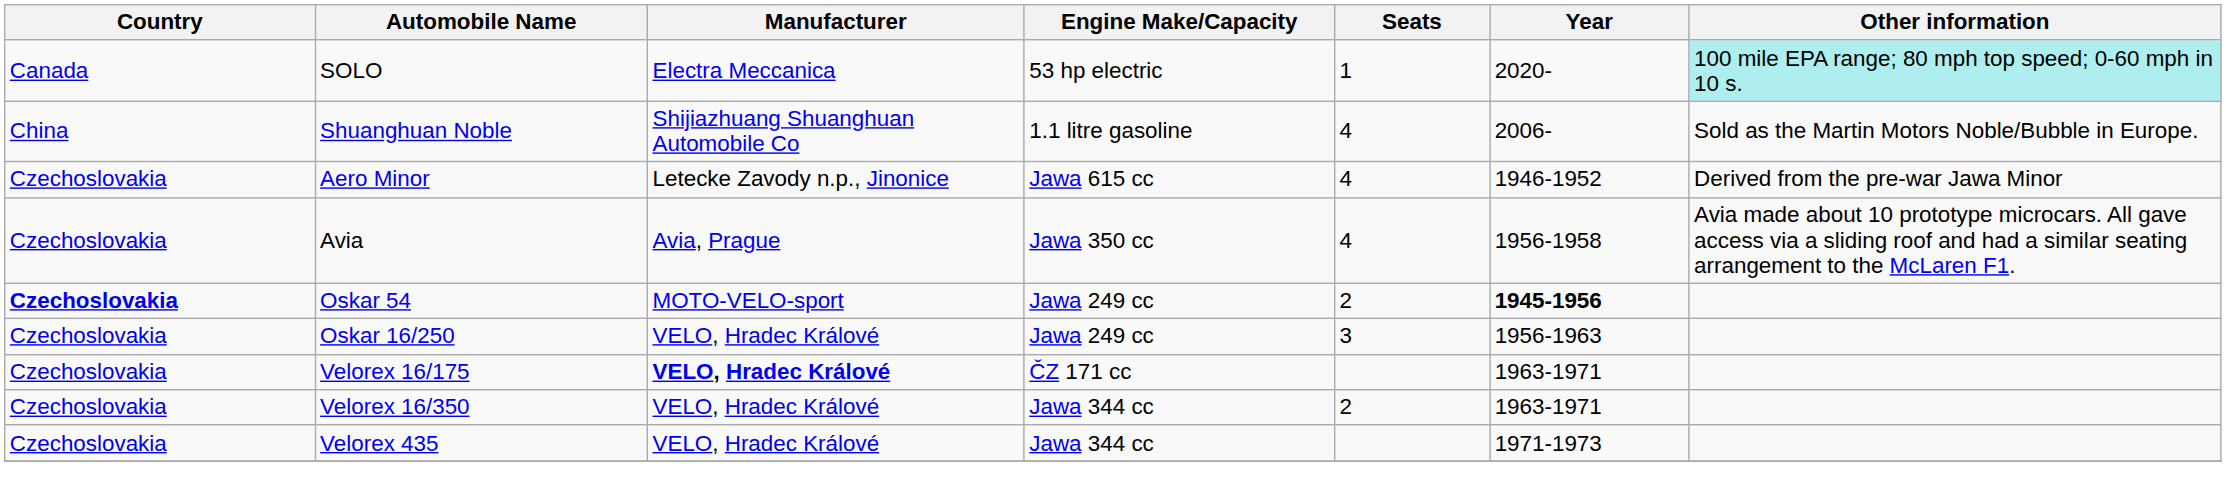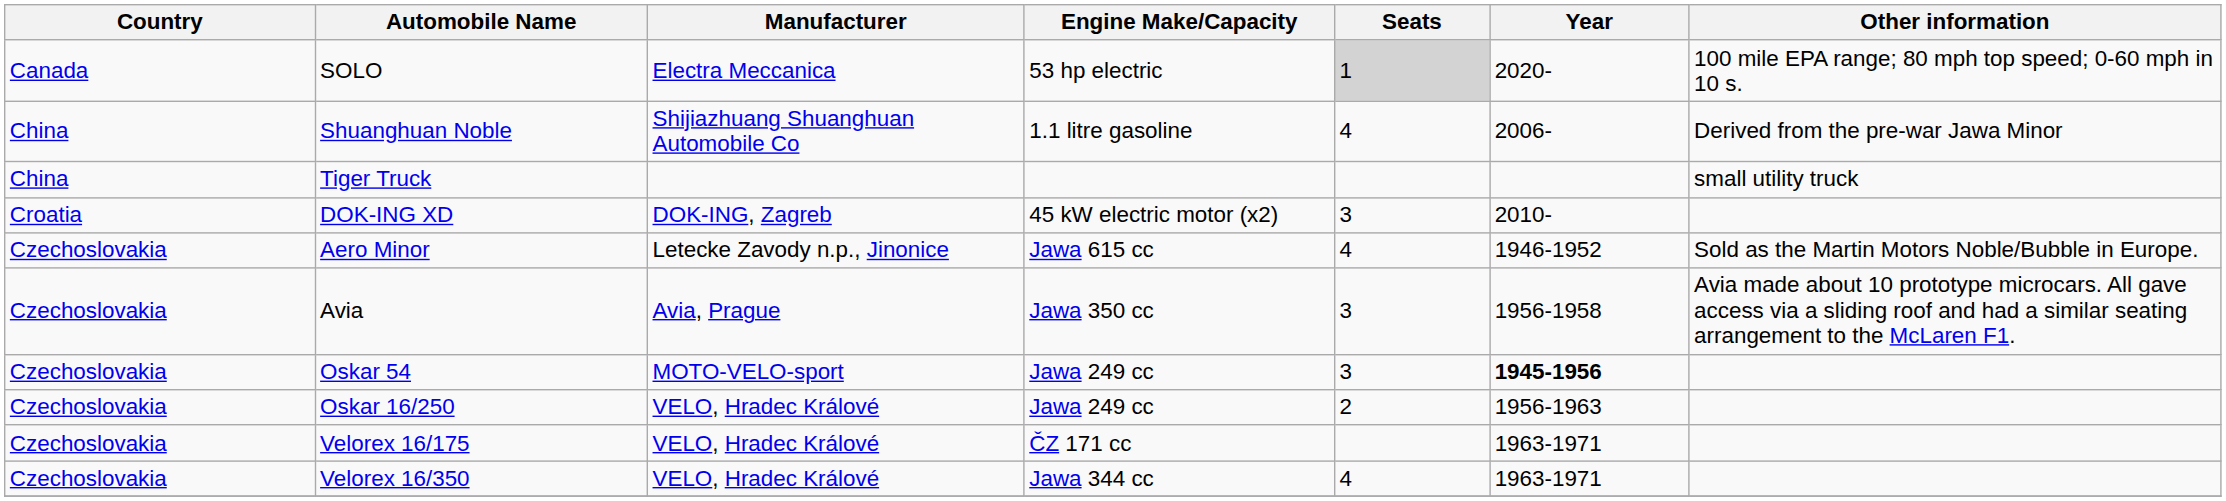(1346, 70) no background -> (1346, 70) lightgrey background
(1954, 70) paleturquoise background -> (1954, 70) no background
(1946, 131) Sold as the Martin Motors Noble/Bubble in Europe. -> (1878, 131) Derived from the pre-war Jawa Minor
+ row: (376, 179)
+ row: (387, 214)
(1878, 179) Derived from the pre-war Jawa Minor -> (1946, 250) Sold as the Martin Motors Noble/Bubble in Europe.
(1346, 239) 4 -> (1346, 311) 3
(94, 300) bold -> (88, 371) normal
(1346, 300) 2 -> (1346, 371) 3
(1346, 336) 3 -> (1346, 407) 2
(771, 371) bold -> (766, 442) normal
(1346, 407) 2 -> (1346, 478) 4
- row: (379, 442)
